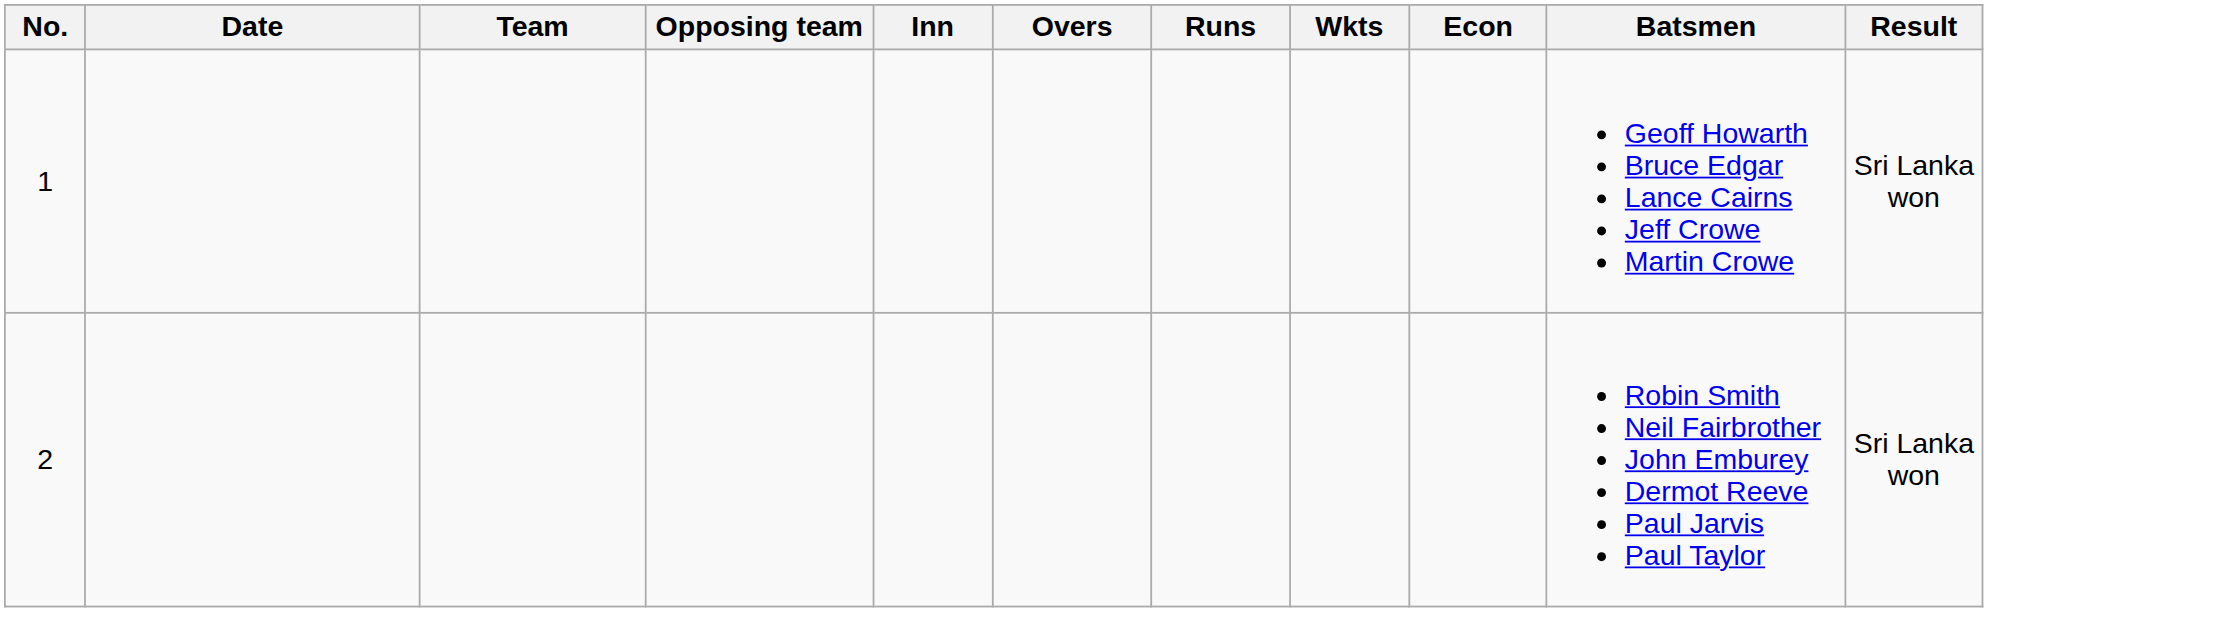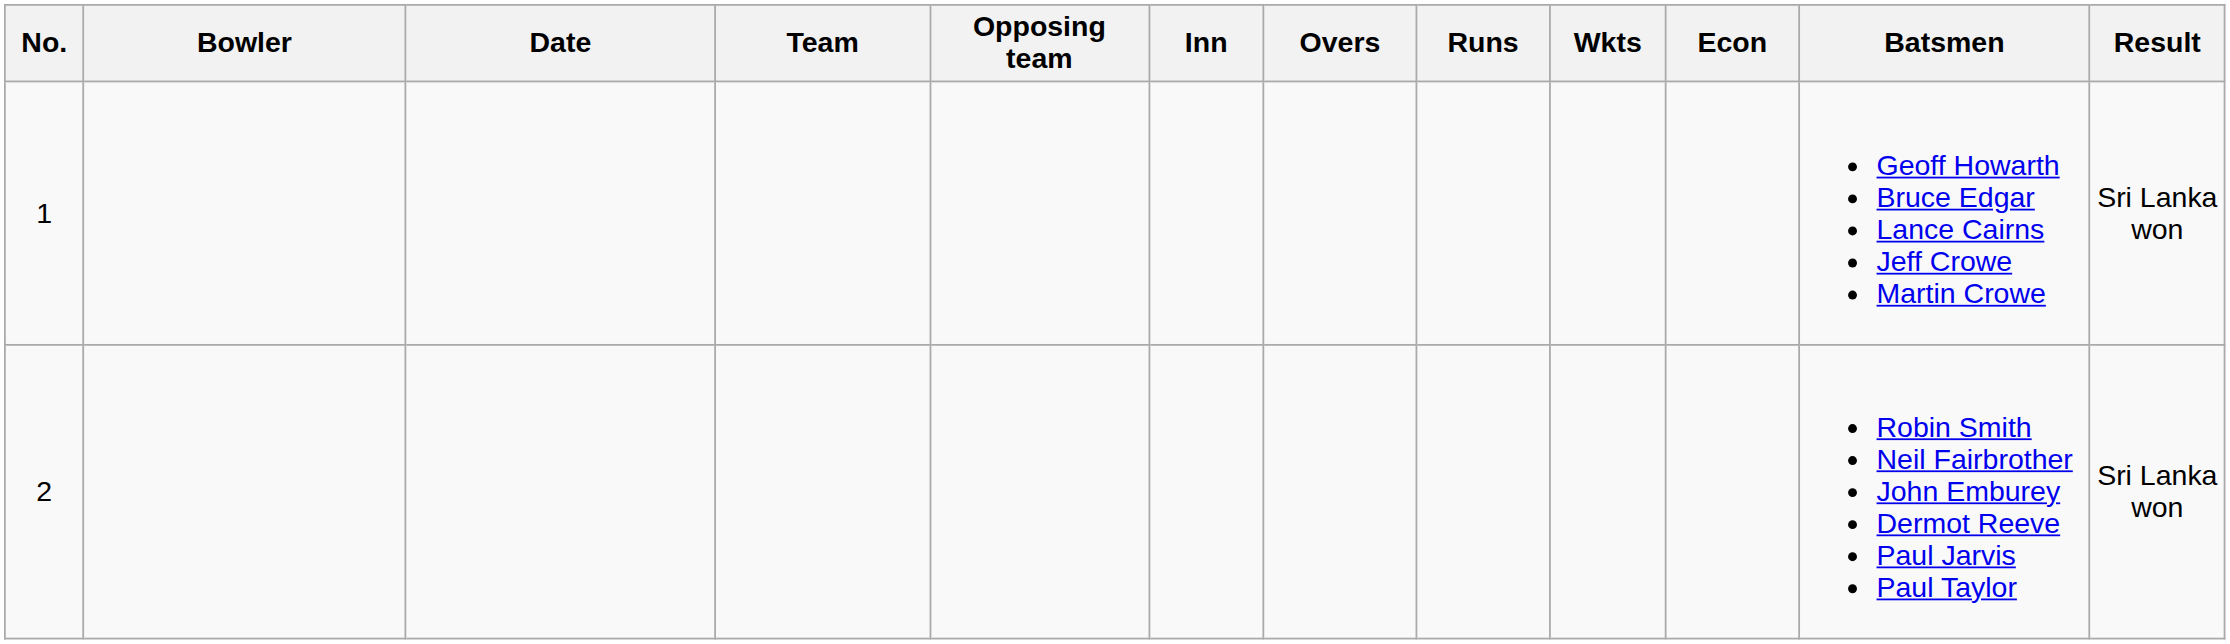+ column: (244, 43)
